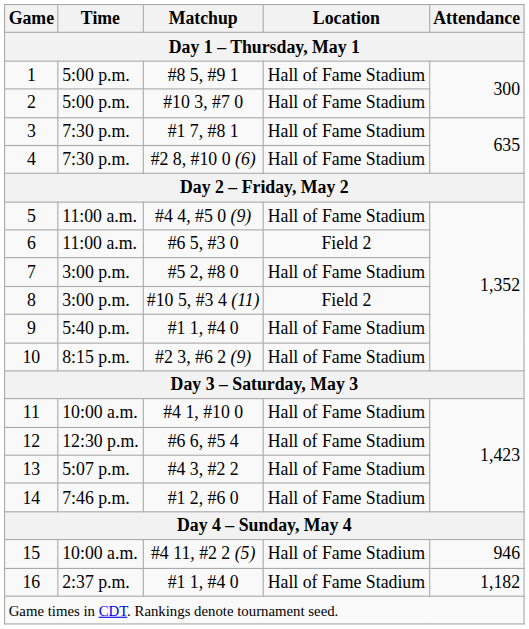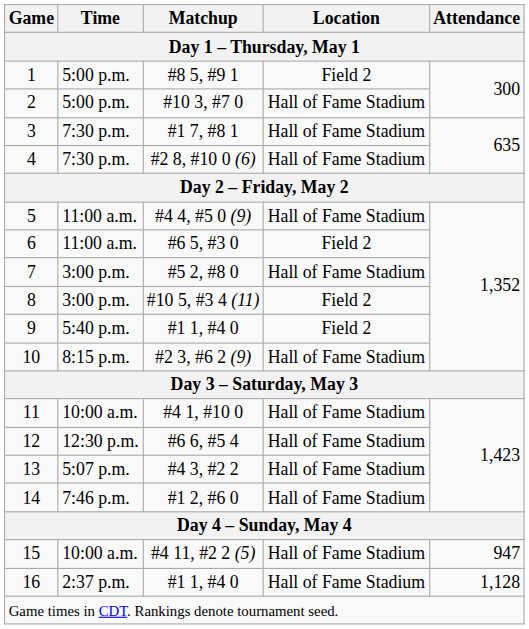(346, 74) Hall of Fame Stadium -> (346, 74) Field 2
(346, 328) Hall of Fame Stadium -> (346, 328) Field 2
(507, 553) 946 -> (507, 553) 947
(500, 581) 1,182 -> (500, 581) 1,128
